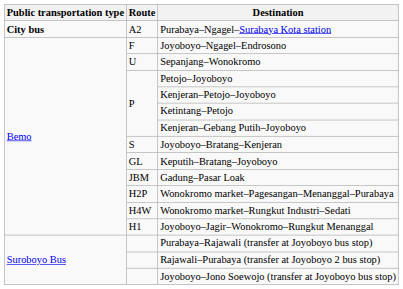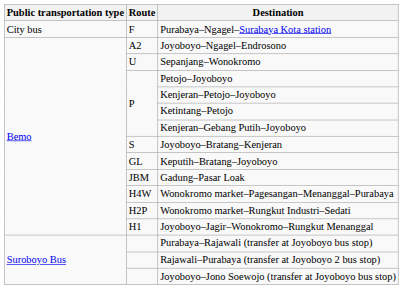(25, 29) bold -> (24, 29) normal
(135, 29) A2 -> (132, 29) F
(132, 45) F -> (135, 45) A2
(138, 194) H2P -> (140, 194) H4W
(140, 210) H4W -> (138, 210) H2P
